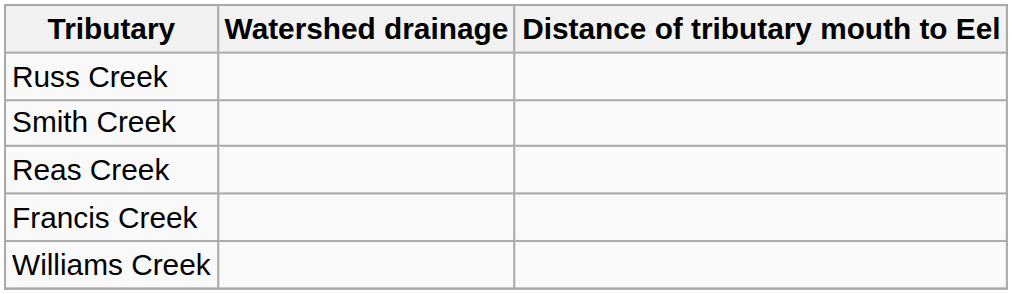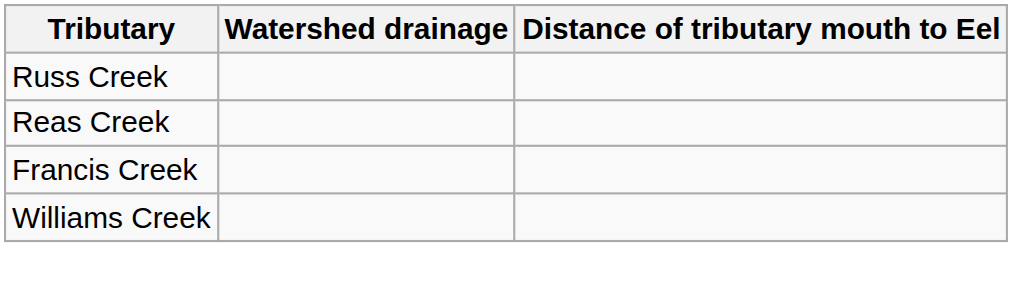- row: (94, 123)
